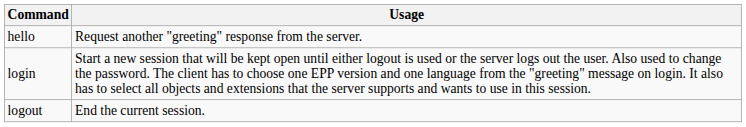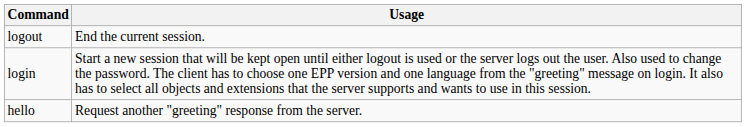rows swapped: (21, 36) <-> (25, 110)
